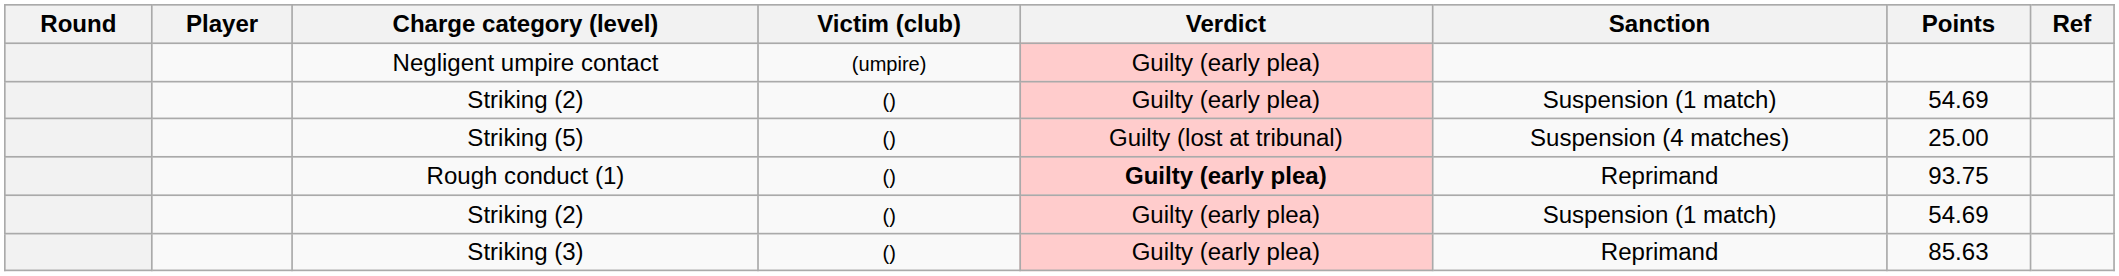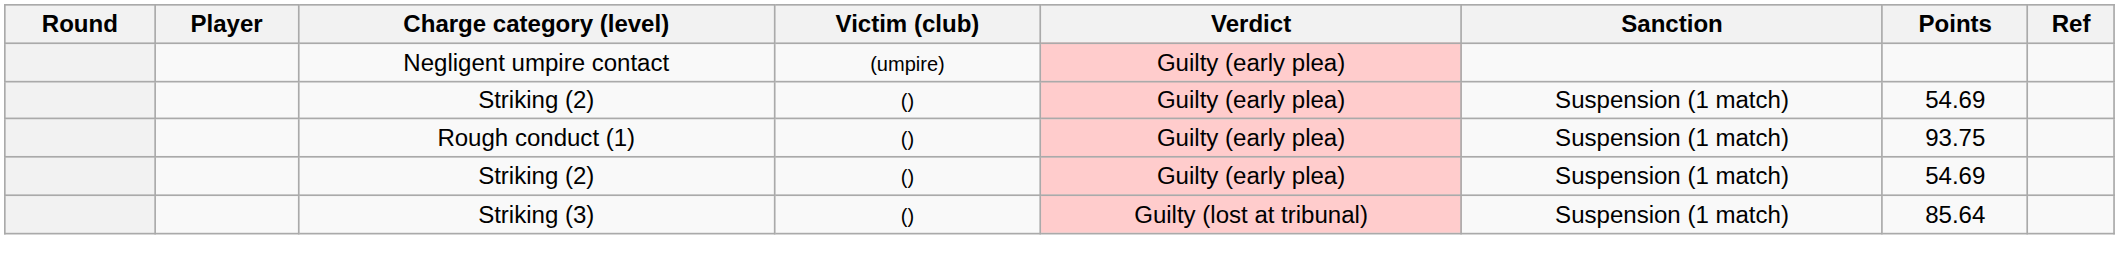- row: (525, 138)
(1226, 176) bold -> (1251, 138) normal
(1660, 176) Reprimand -> (1672, 138) Suspension (1 match)
(1226, 252) Guilty (early plea) -> (1251, 214) Guilty (lost at tribunal)
(1660, 252) Reprimand -> (1672, 214) Suspension (1 match)
(1958, 252) 85.63 -> (1955, 214) 85.64
